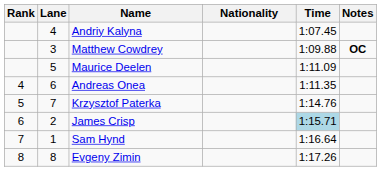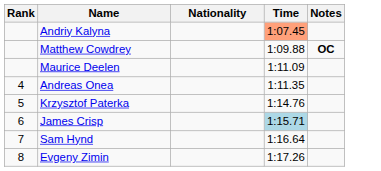- column: (53, 13)
(318, 31) no background -> (286, 31) lightsalmon background
